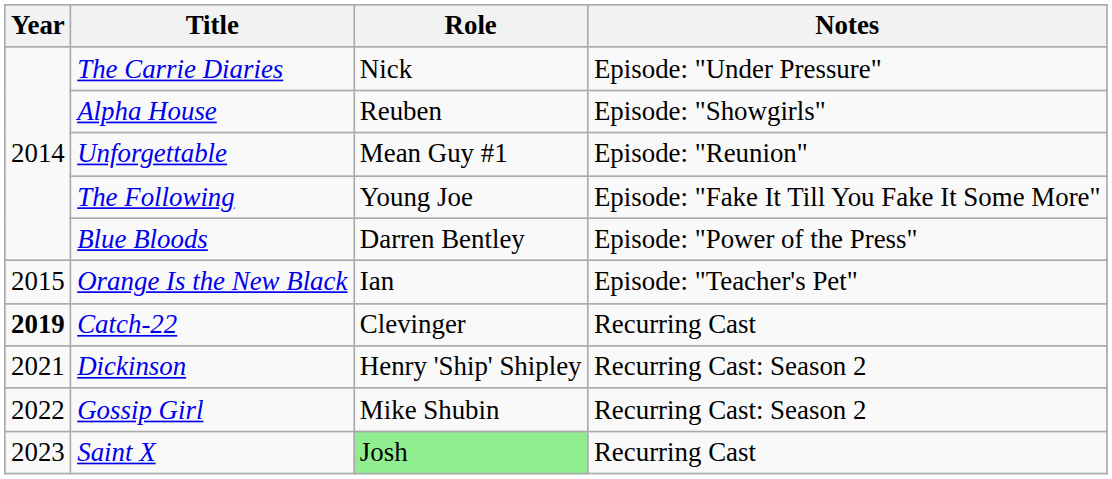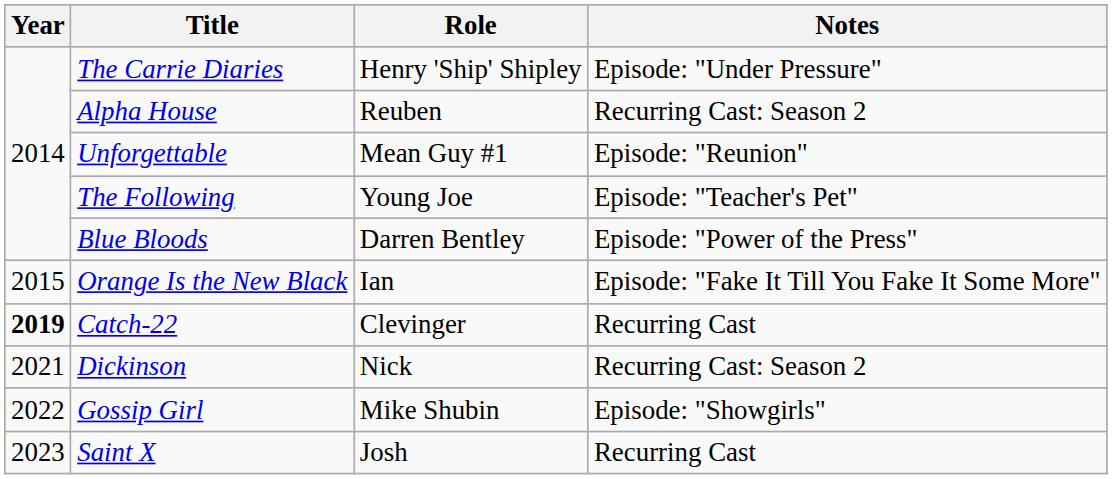(386, 68) Nick -> (471, 68) Henry 'Ship' Shipley
(710, 111) Episode: "Showgirls" -> (730, 111) Recurring Cast: Season 2
(847, 196) Episode: "Fake It Till You Fake It Some More" -> (726, 196) Episode: "Teacher's Pet"
(726, 281) Episode: "Teacher's Pet" -> (847, 281) Episode: "Fake It Till You Fake It Some More"
(471, 366) Henry 'Ship' Shipley -> (386, 366) Nick
(730, 409) Recurring Cast: Season 2 -> (710, 409) Episode: "Showgirls"
(384, 452) lightgreen background -> (384, 452) no background
